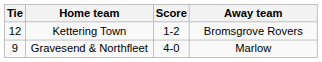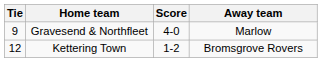rows swapped: (89, 48) <-> (89, 31)
